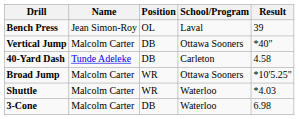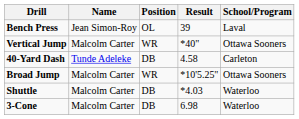columns swapped: (215, 12) <-> (273, 12)
(148, 43) DB -> (150, 43) WR
(150, 91) WR -> (148, 91) DB
